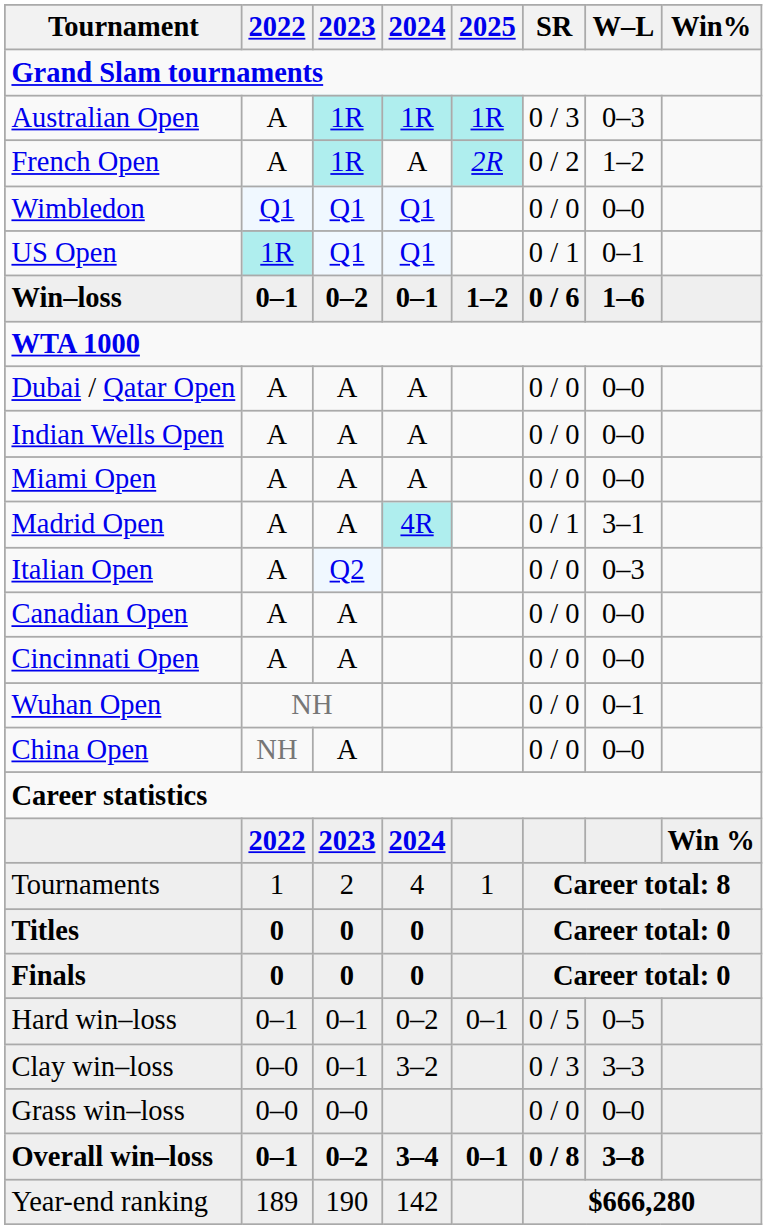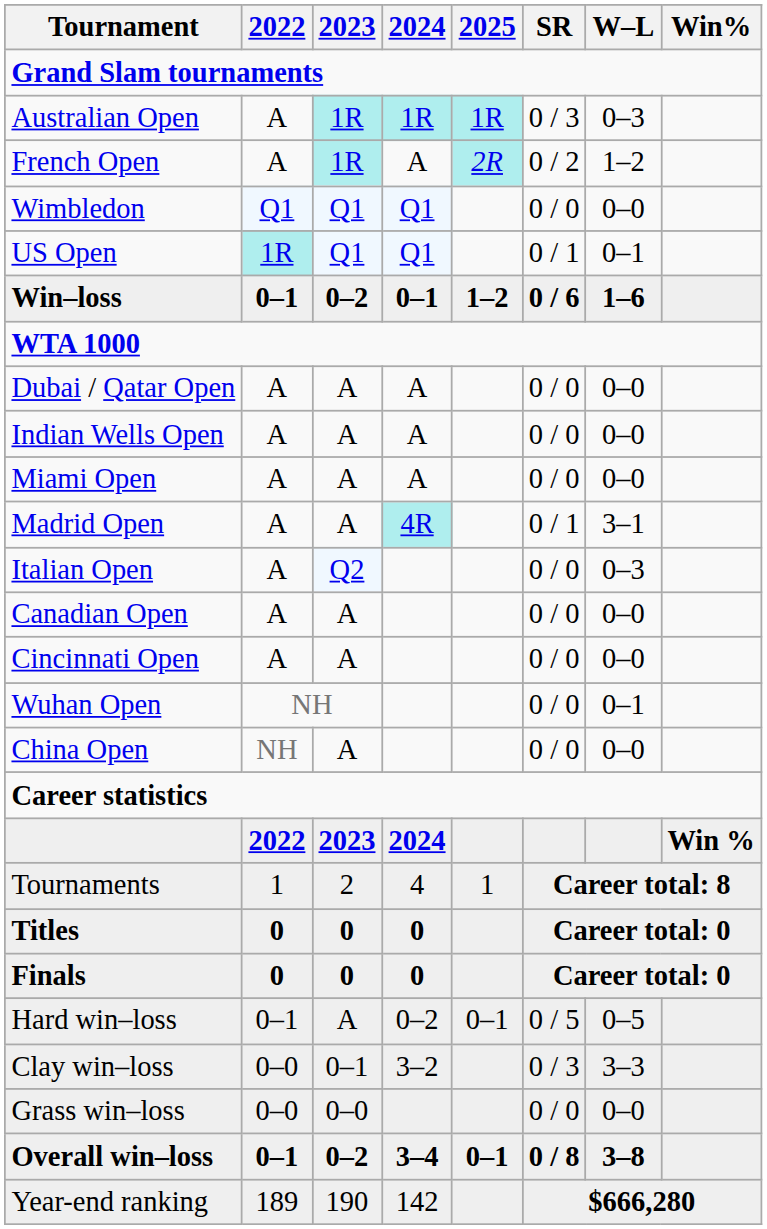(347, 1020) 0–1 -> (347, 1020) A
